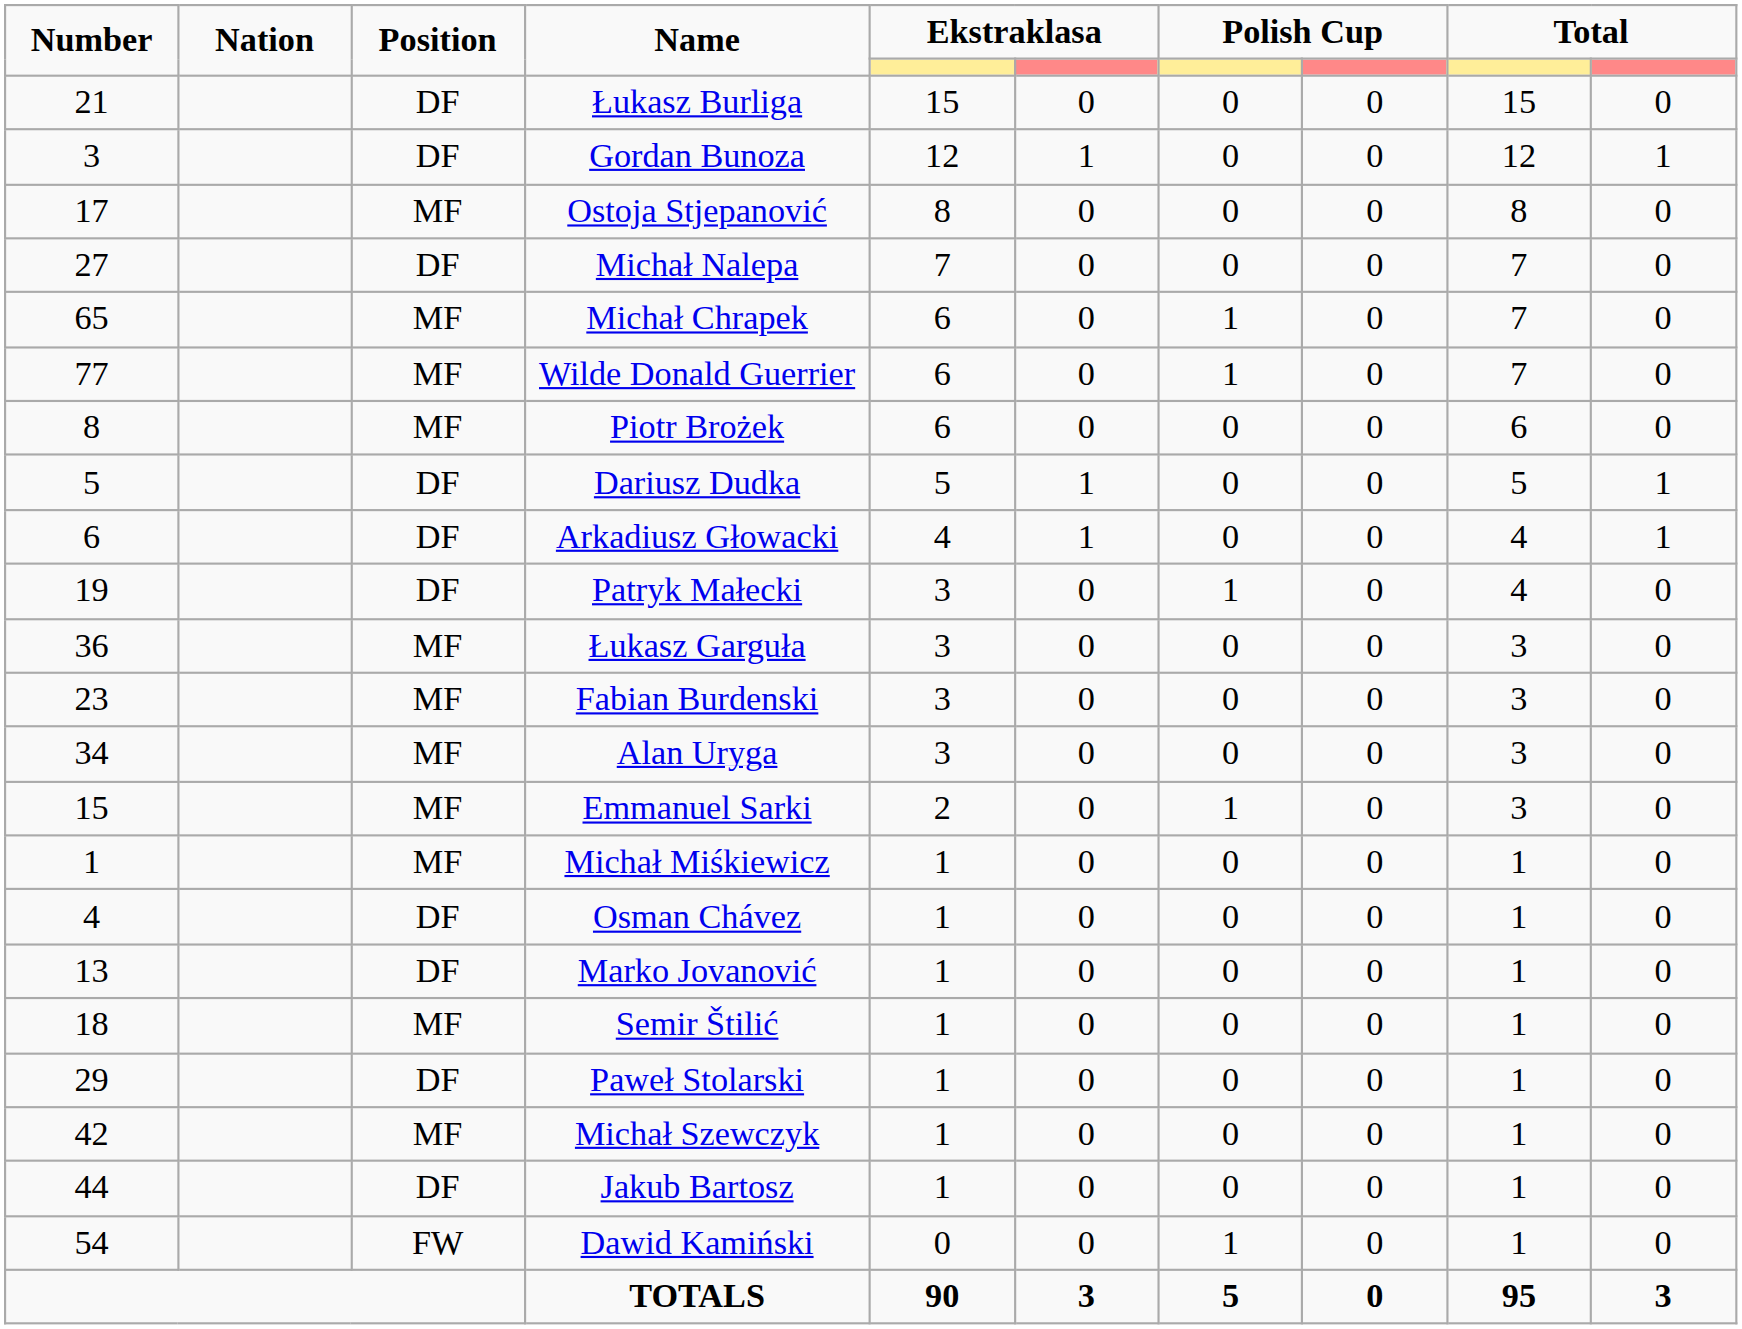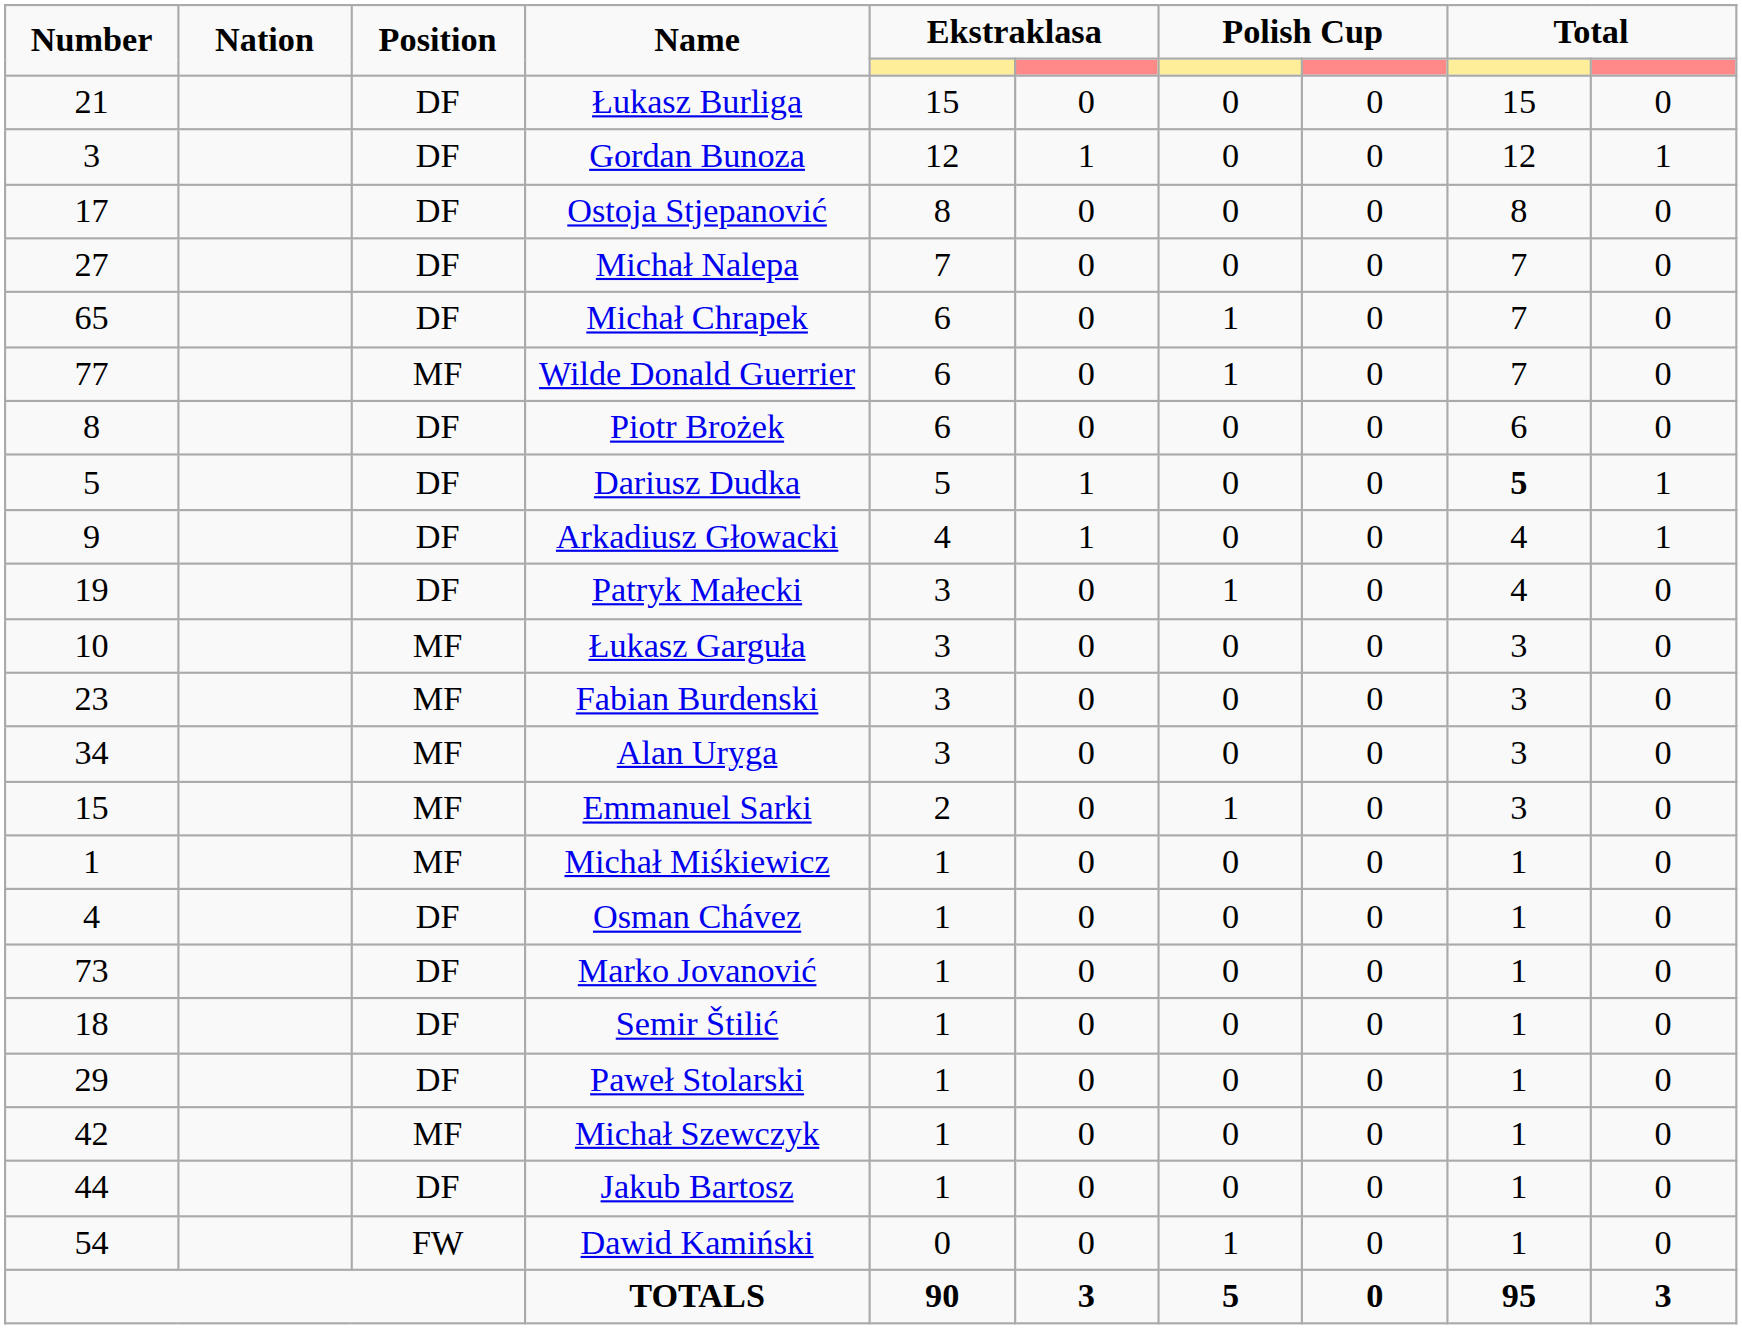(438, 210) MF -> (438, 210) DF
(438, 318) MF -> (438, 318) DF
(438, 427) MF -> (438, 427) DF
(1519, 481) normal -> (1519, 481) bold
(92, 536) 6 -> (92, 536) 9
(92, 644) 36 -> (92, 644) 10
(92, 970) 13 -> (92, 970) 73
(438, 1024) MF -> (438, 1024) DF
